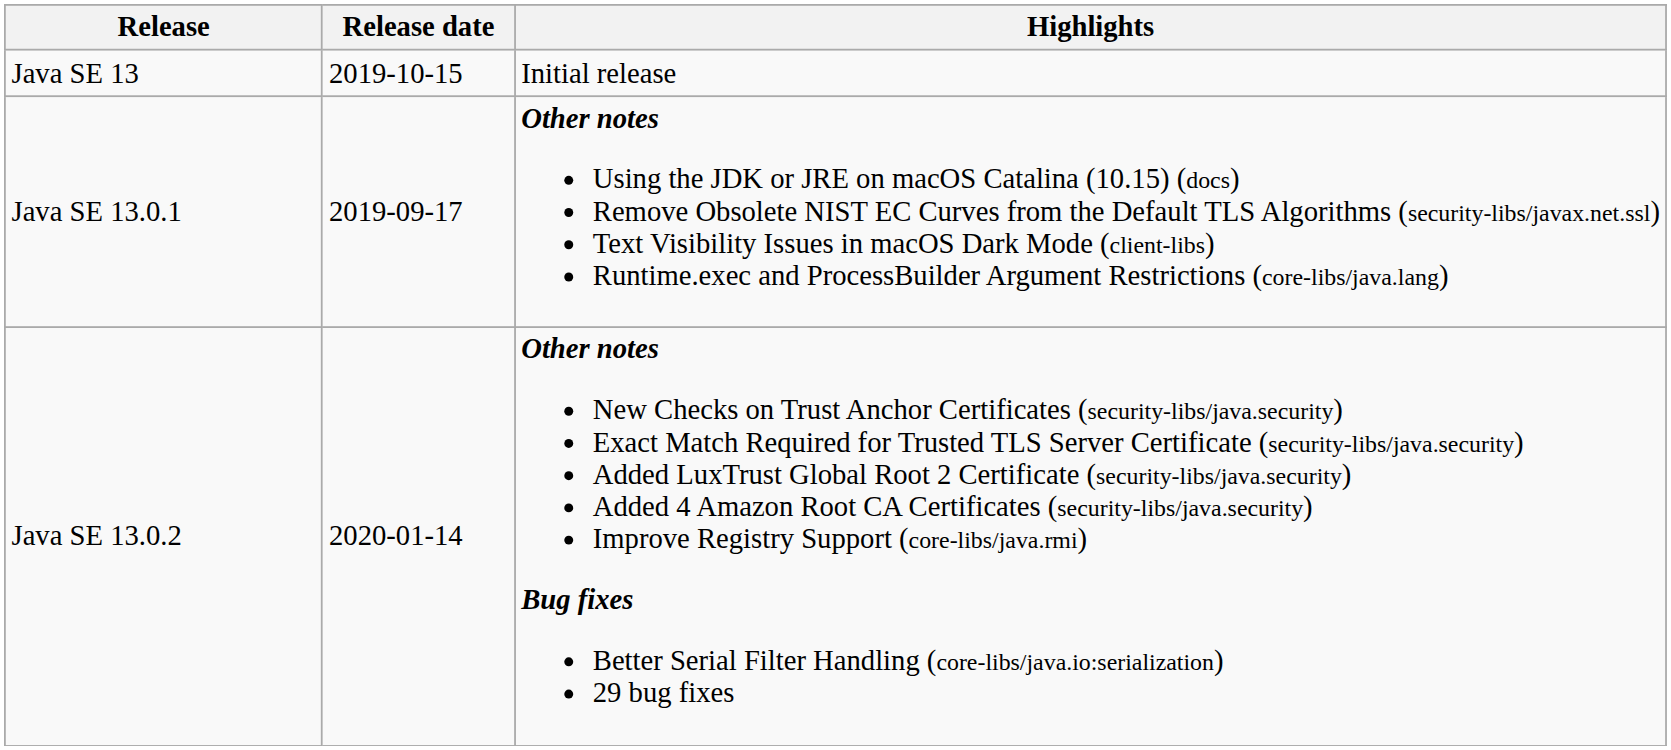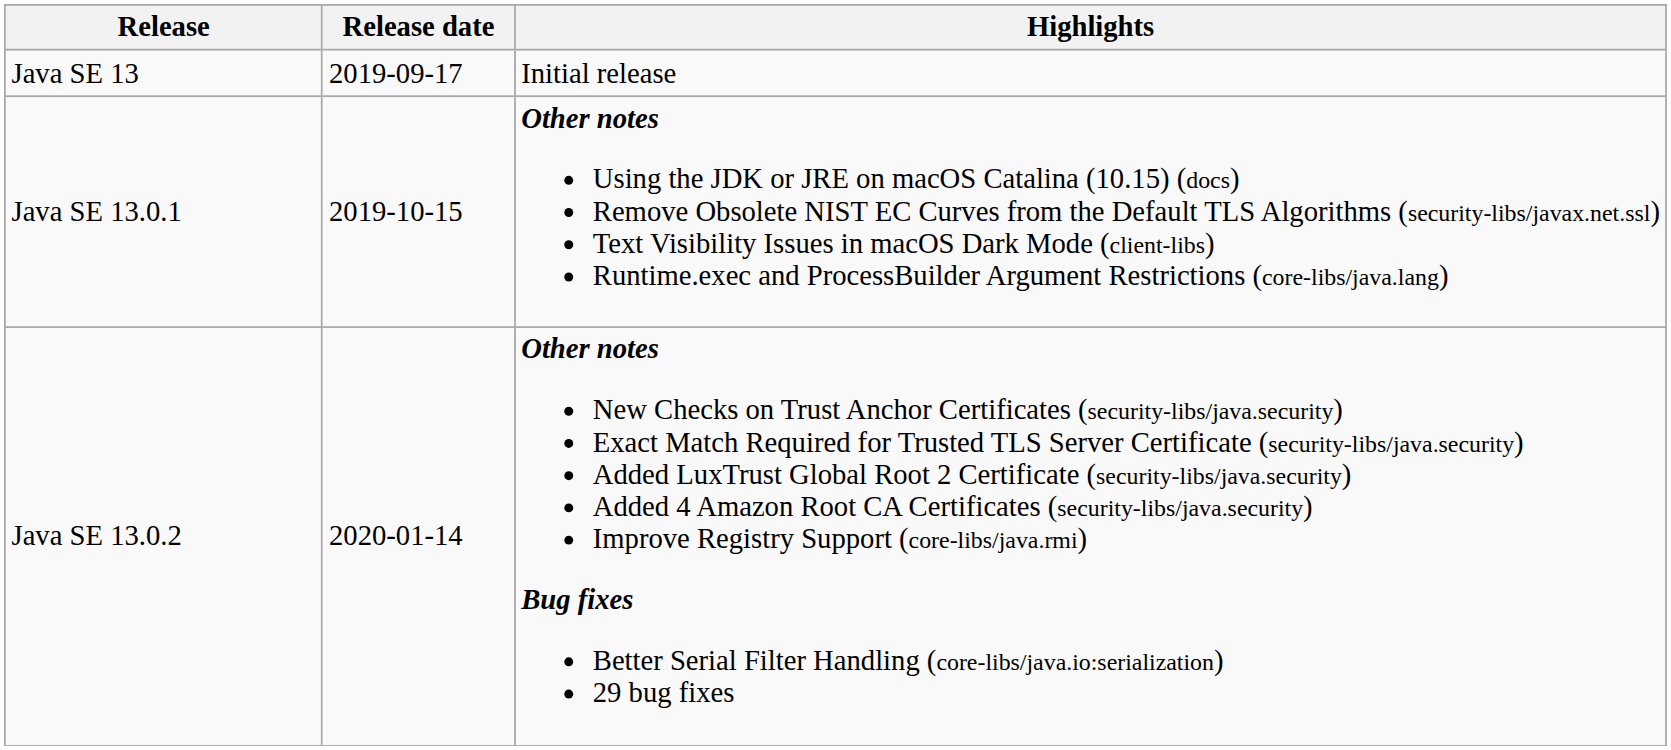(396, 72) 2019-10-15 -> (396, 72) 2019-09-17
(396, 211) 2019-09-17 -> (396, 211) 2019-10-15
